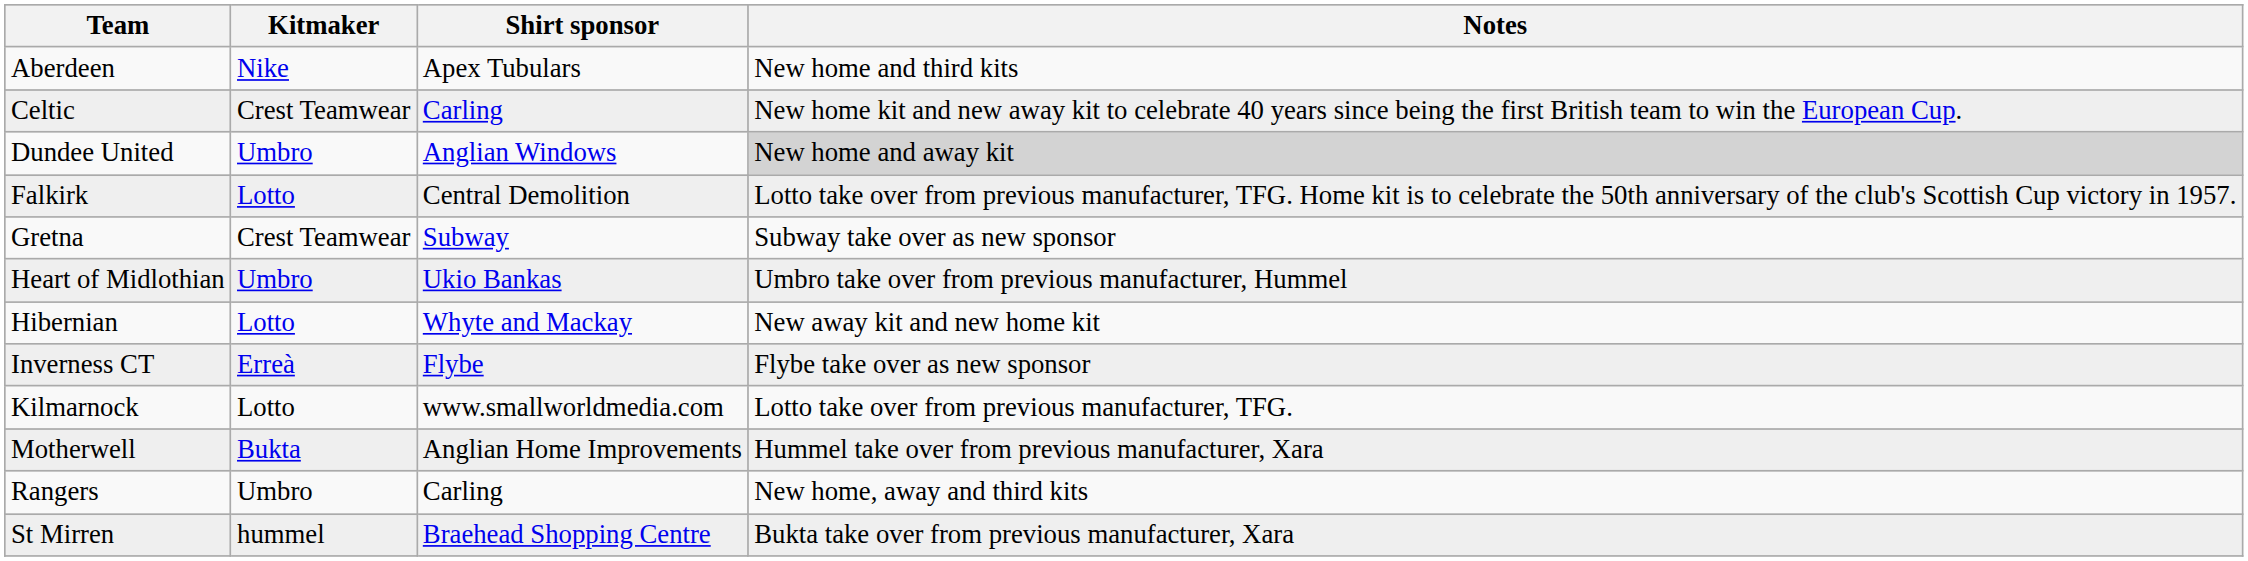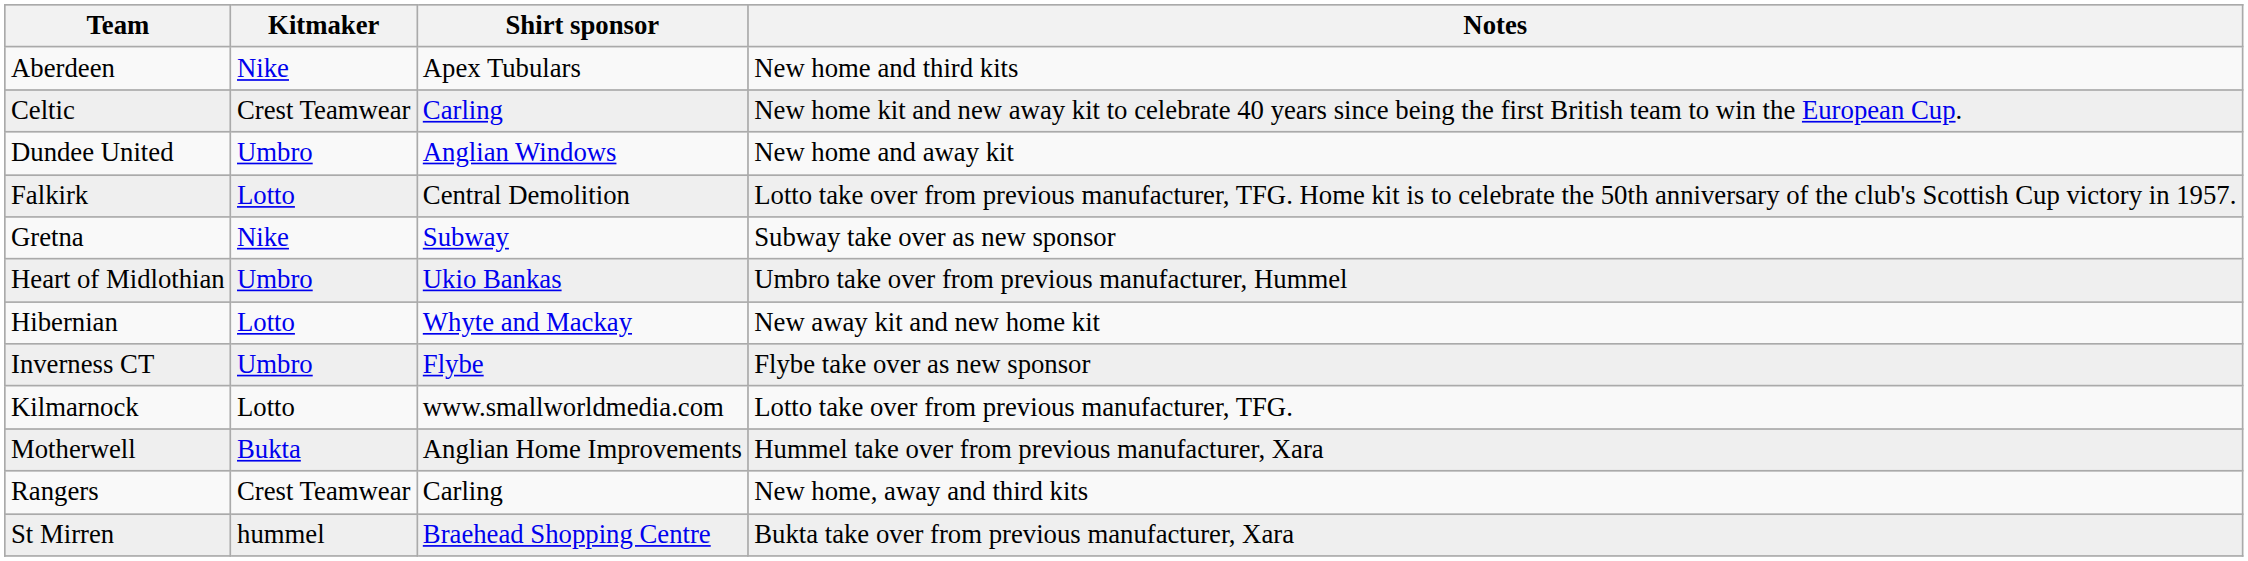(884, 152) lightgrey background -> (884, 152) no background
(324, 237) Crest Teamwear -> (263, 237) Nike
(266, 364) Erreà -> (275, 364) Umbro
(275, 491) Umbro -> (324, 491) Crest Teamwear
